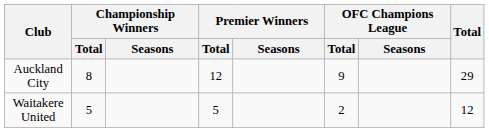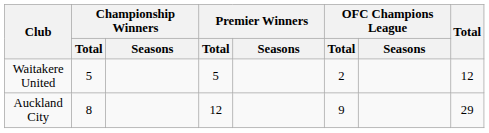rows swapped: (38, 75) <-> (38, 110)
